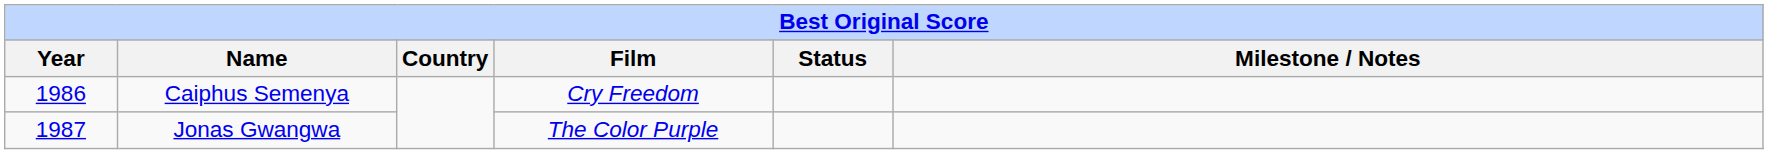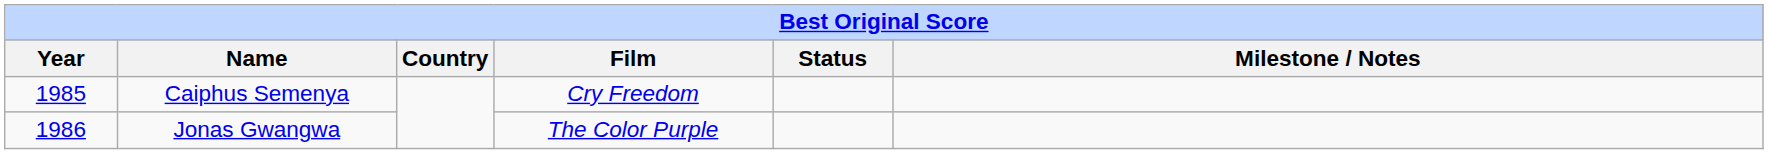(61, 93) 1986 -> (61, 93) 1985
(61, 129) 1987 -> (61, 129) 1986
